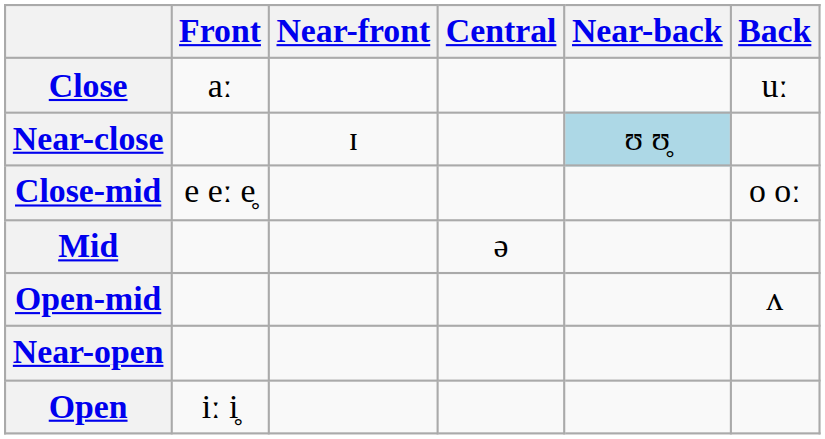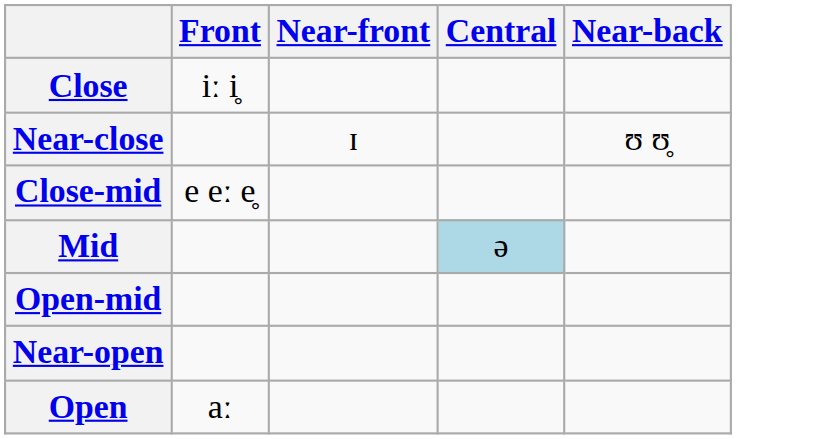- column: (775, 31)
(220, 84) aː -> (220, 84) iː i̥
(647, 138) lightblue background -> (647, 138) no background
(501, 245) no background -> (501, 245) lightblue background
(220, 406) iː i̥ -> (220, 406) aː
